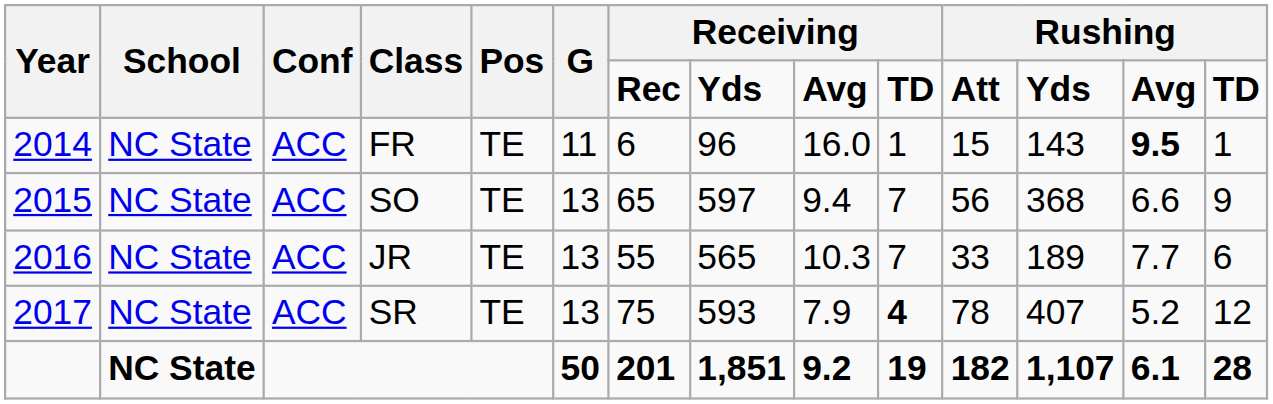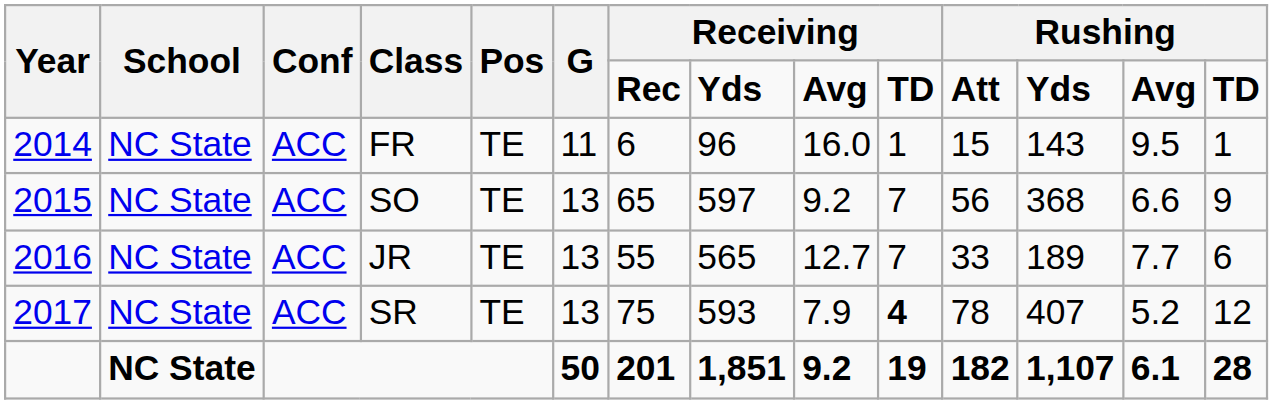(1155, 144) bold -> (1155, 144) normal
(827, 200) 9.4 -> (827, 200) 9.2
(837, 256) 10.3 -> (837, 256) 12.7
